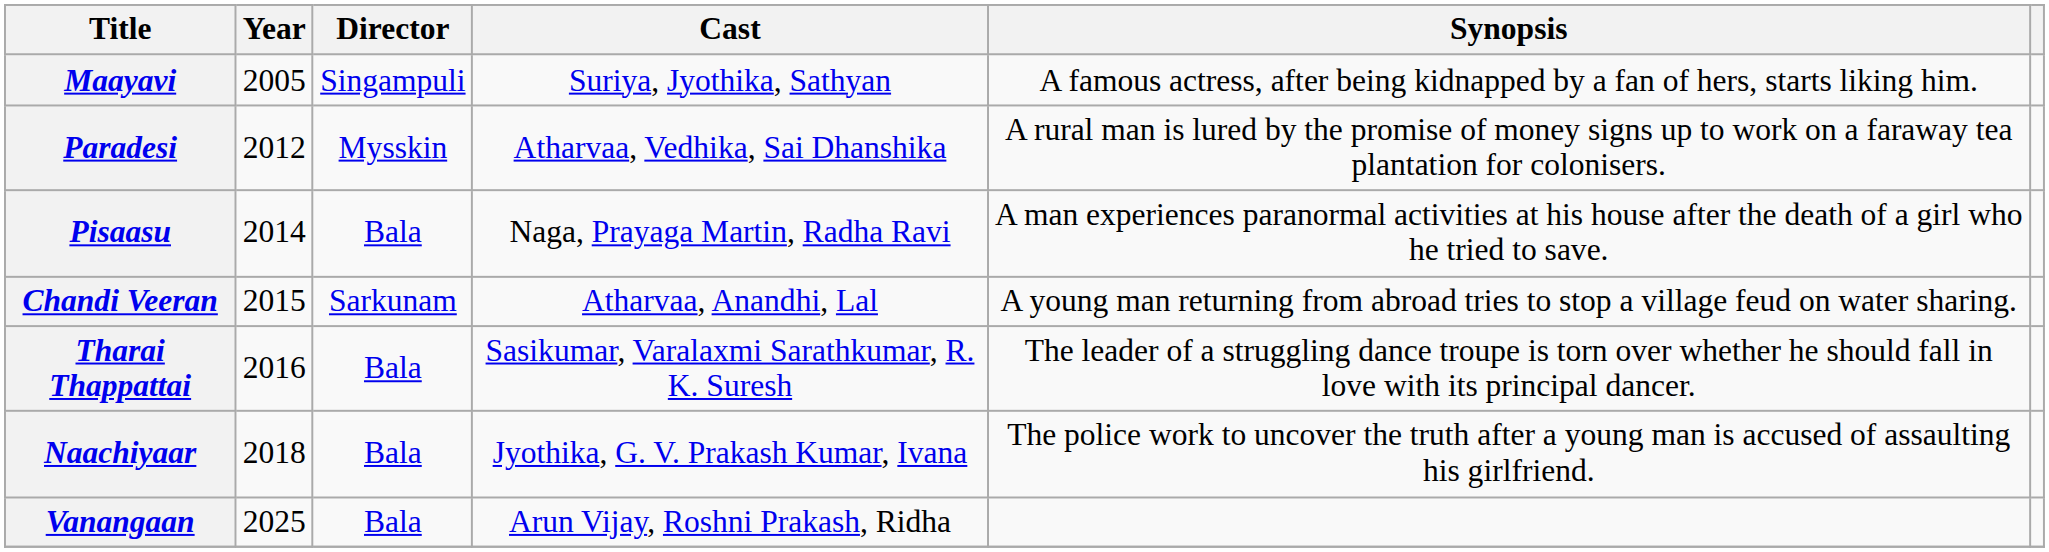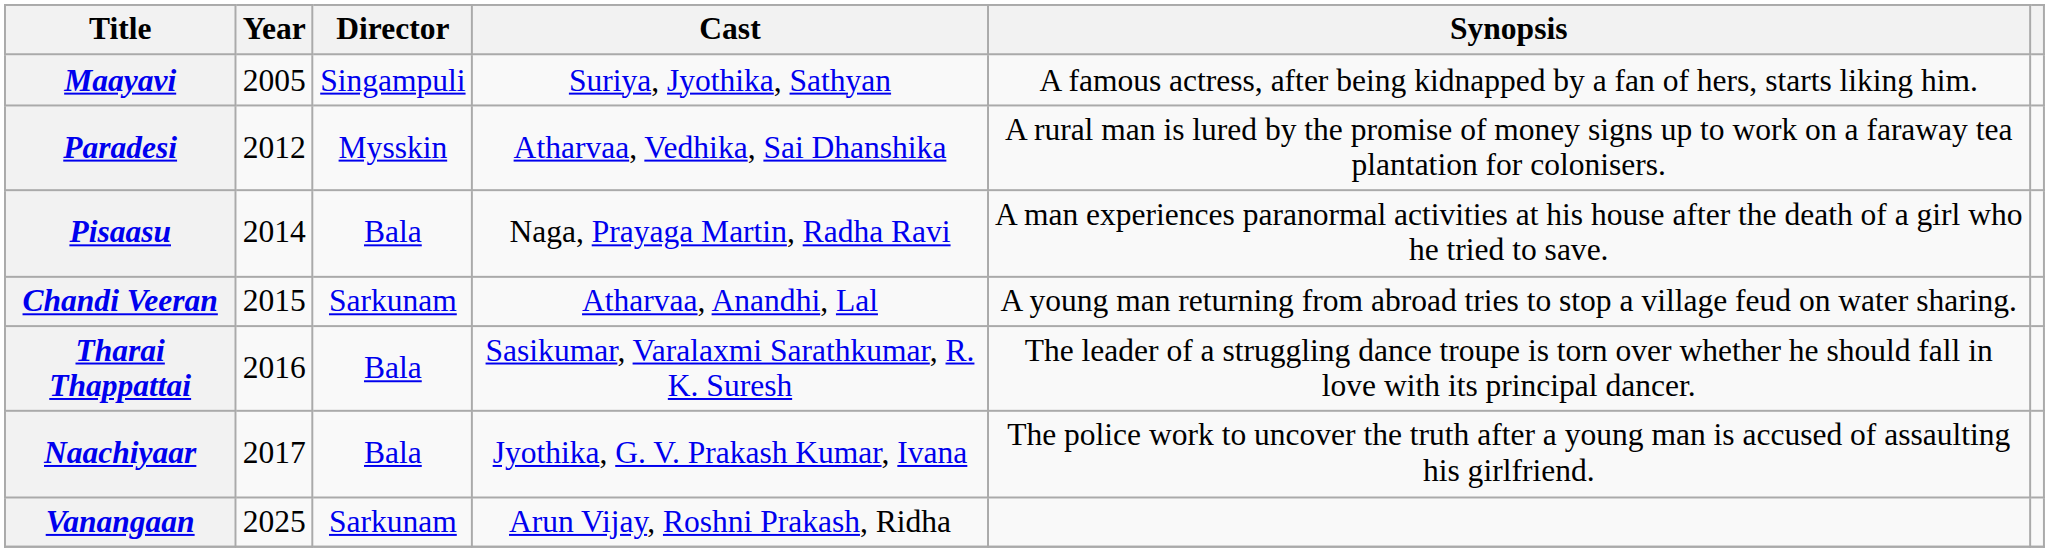(274, 453) 2018 -> (274, 453) 2017
(393, 521) Bala -> (393, 521) Sarkunam
